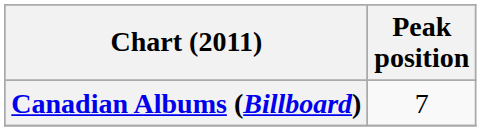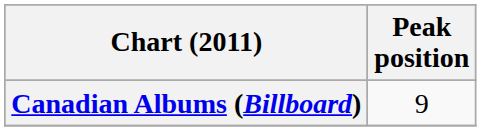(422, 102) 7 -> (422, 102) 9
